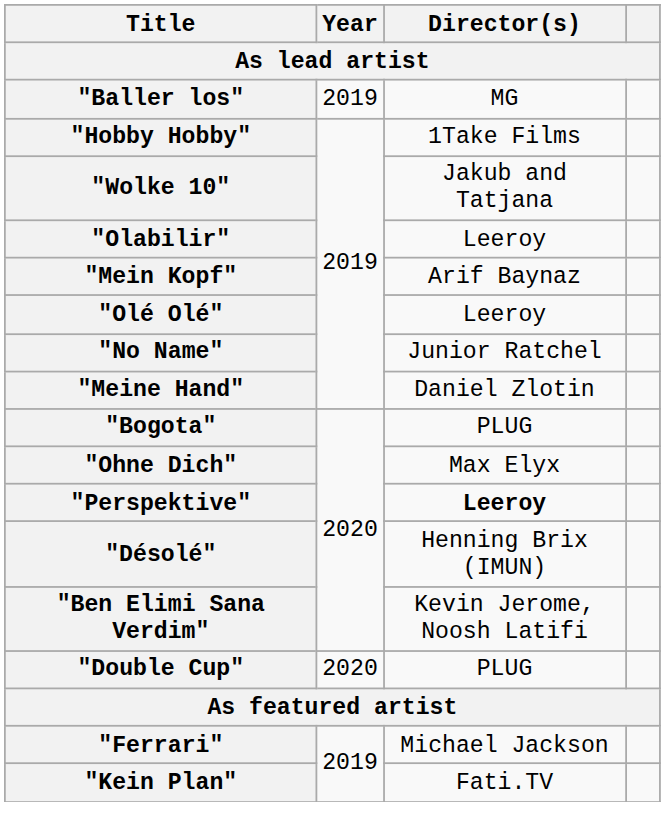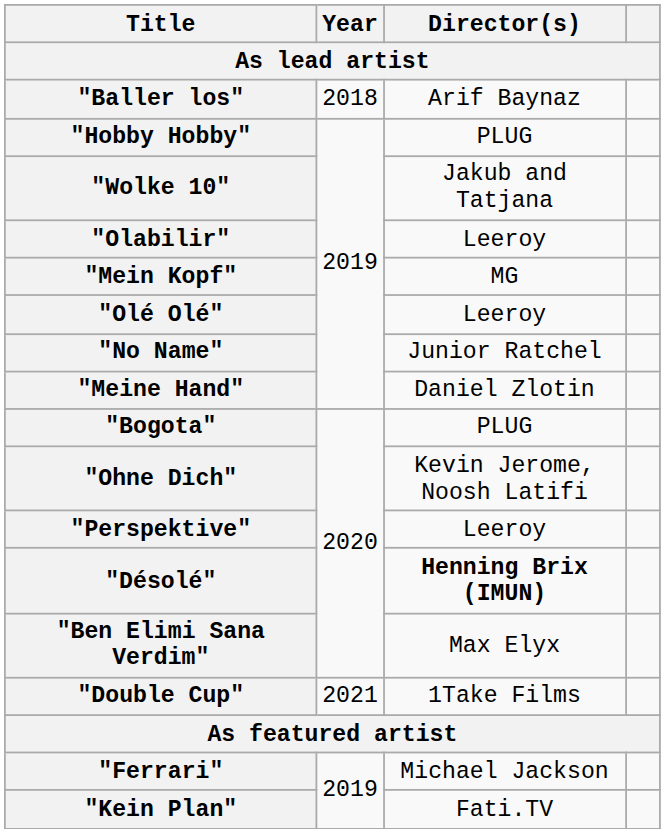(350, 99) 2019 -> (350, 99) 2018
(504, 99) MG -> (504, 99) Arif Baynaz
(504, 137) 1Take Films -> (505, 137) PLUG
(504, 277) Arif Baynaz -> (504, 277) MG
(504, 465) Max Elyx -> (504, 479) Kevin Jerome, Noosh Latifi
(505, 503) bold -> (505, 530) normal
(505, 554) normal -> (505, 581) bold
(504, 618) Kevin Jerome, Noosh Latifi -> (504, 645) Max Elyx
(350, 670) 2020 -> (350, 696) 2021
(505, 670) PLUG -> (504, 696) 1Take Films
